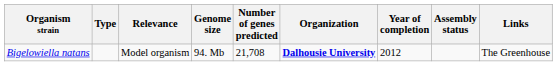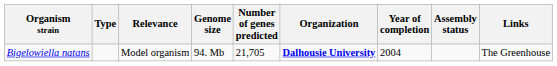(250, 52) 21,708 -> (250, 52) 21,705
(391, 52) 2012 -> (391, 52) 2004
